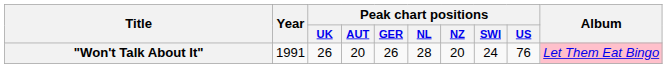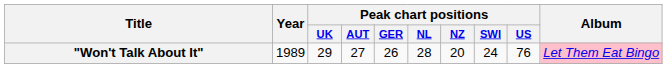(290, 53) 1991 -> (290, 53) 1989
(325, 53) 26 -> (325, 53) 29
(358, 53) 20 -> (358, 53) 27
